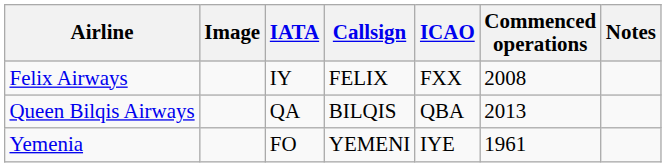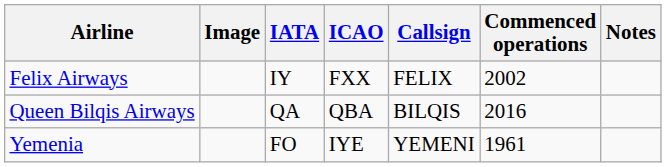columns swapped: (447, 32) <-> (370, 32)
(505, 77) 2008 -> (505, 77) 2002
(505, 111) 2013 -> (505, 111) 2016
